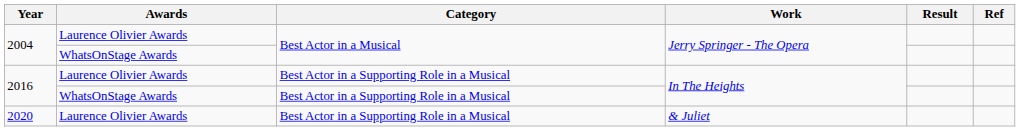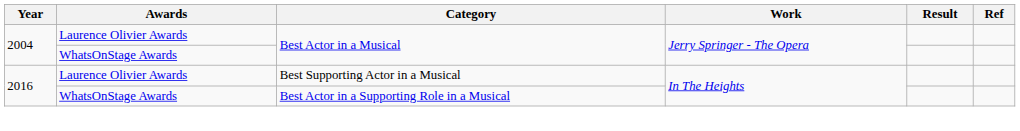(395, 75) Best Actor in a Supporting Role in a Musical -> (370, 75) Best Supporting Actor in a Musical
- row: (20, 116)
